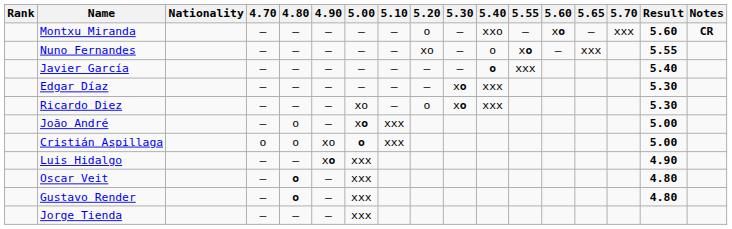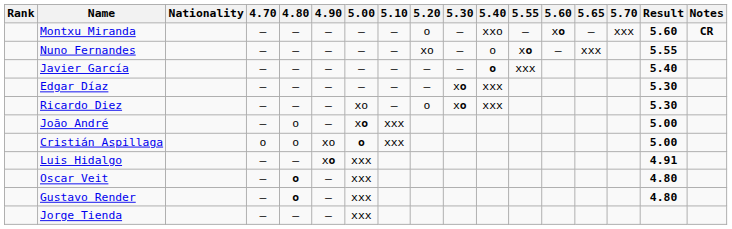(664, 161) 4.90 -> (664, 161) 4.91
